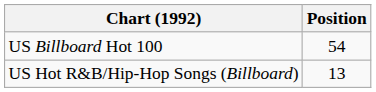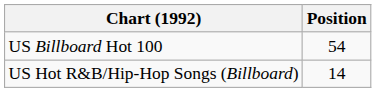(337, 73) 13 -> (337, 73) 14
